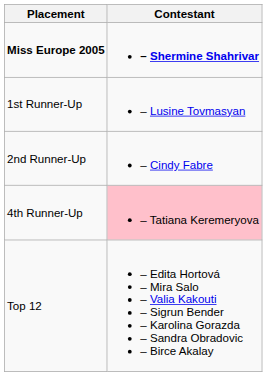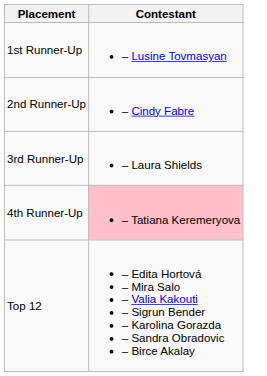- row: (56, 50)
+ row: (45, 159)
